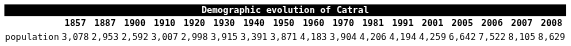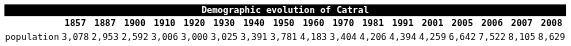(165, 36) 3,007 -> (165, 36) 3,006
(194, 36) 2,998 -> (194, 36) 3,000
(224, 36) 3,915 -> (224, 36) 3,025
(284, 36) 3,871 -> (284, 36) 3,781
(343, 36) 3,904 -> (343, 36) 3,404
(403, 36) 4,194 -> (403, 36) 4,394
